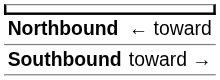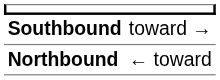rows swapped: (63, 29) <-> (65, 59)
